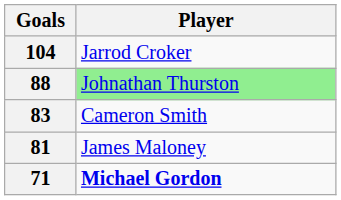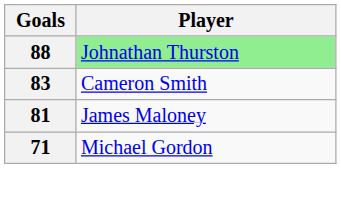- row: (40, 52)
(151, 178) bold -> (147, 147) normal
